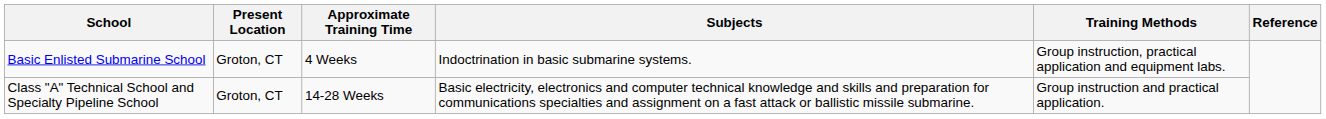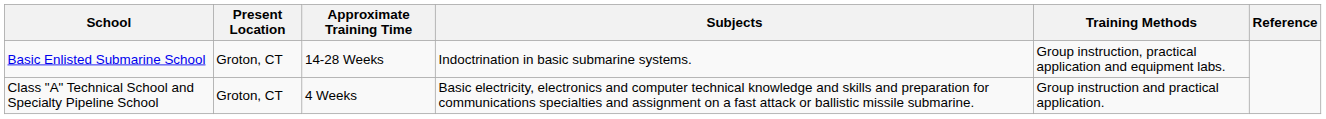(331, 59) 4 Weeks -> (344, 59) 14-28 Weeks
(344, 95) 14-28 Weeks -> (331, 95) 4 Weeks
